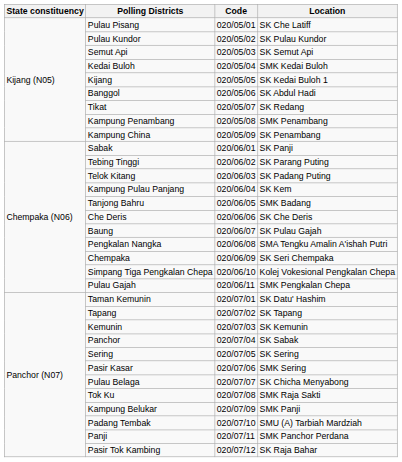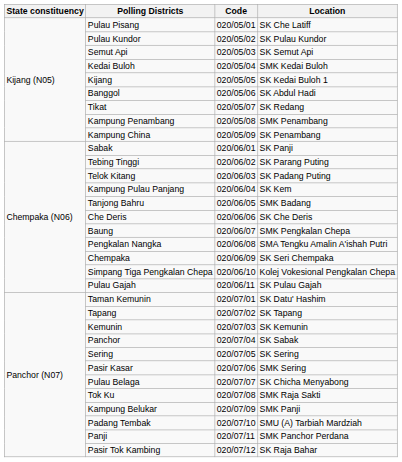(291, 230) SK Pulau Gajah -> (305, 230) SMK Pengkalan Chepa
(305, 285) SMK Pengkalan Chepa -> (291, 285) SK Pulau Gajah
